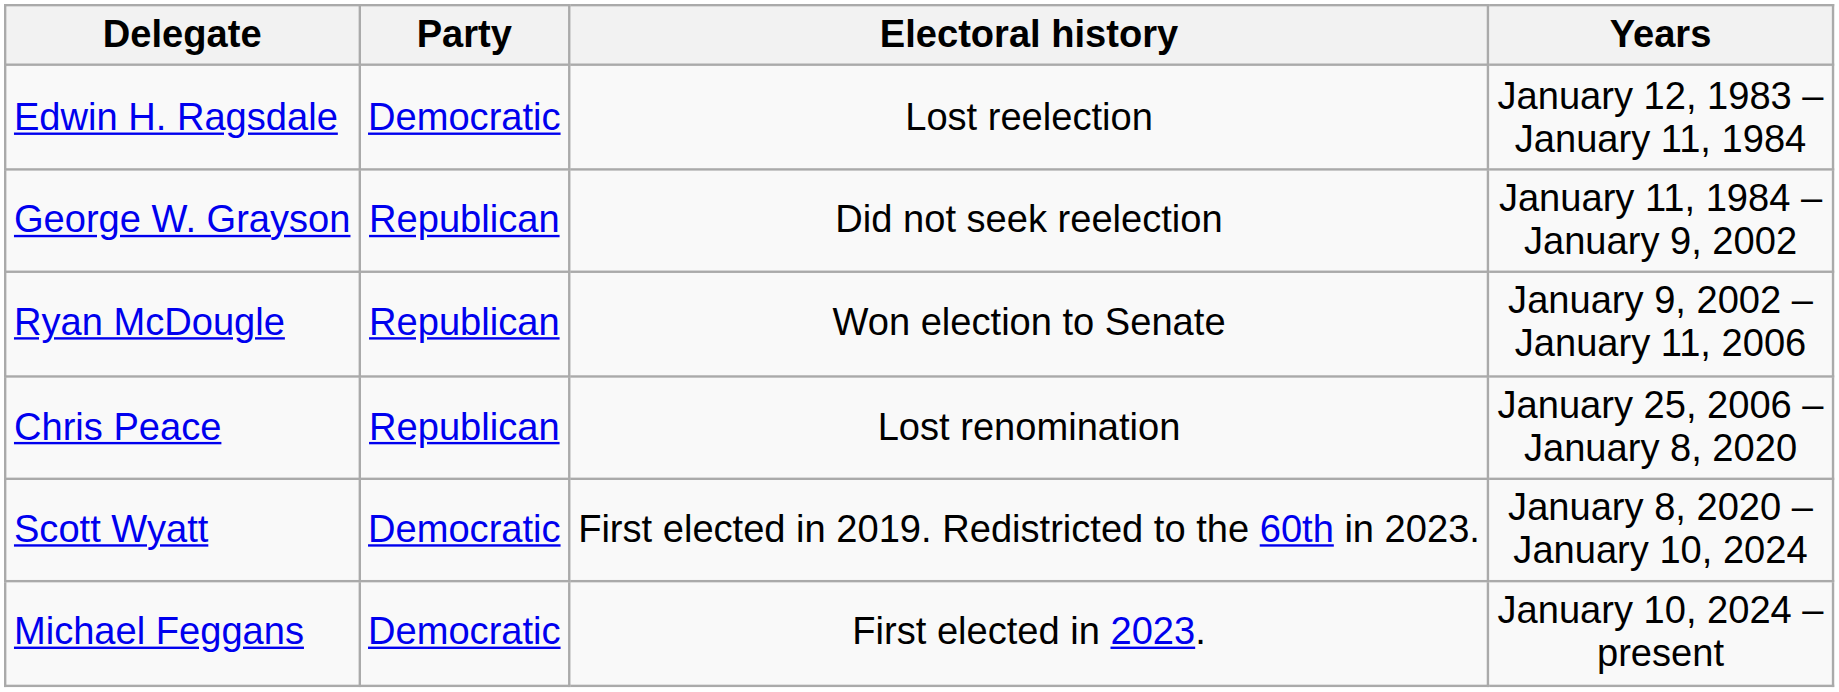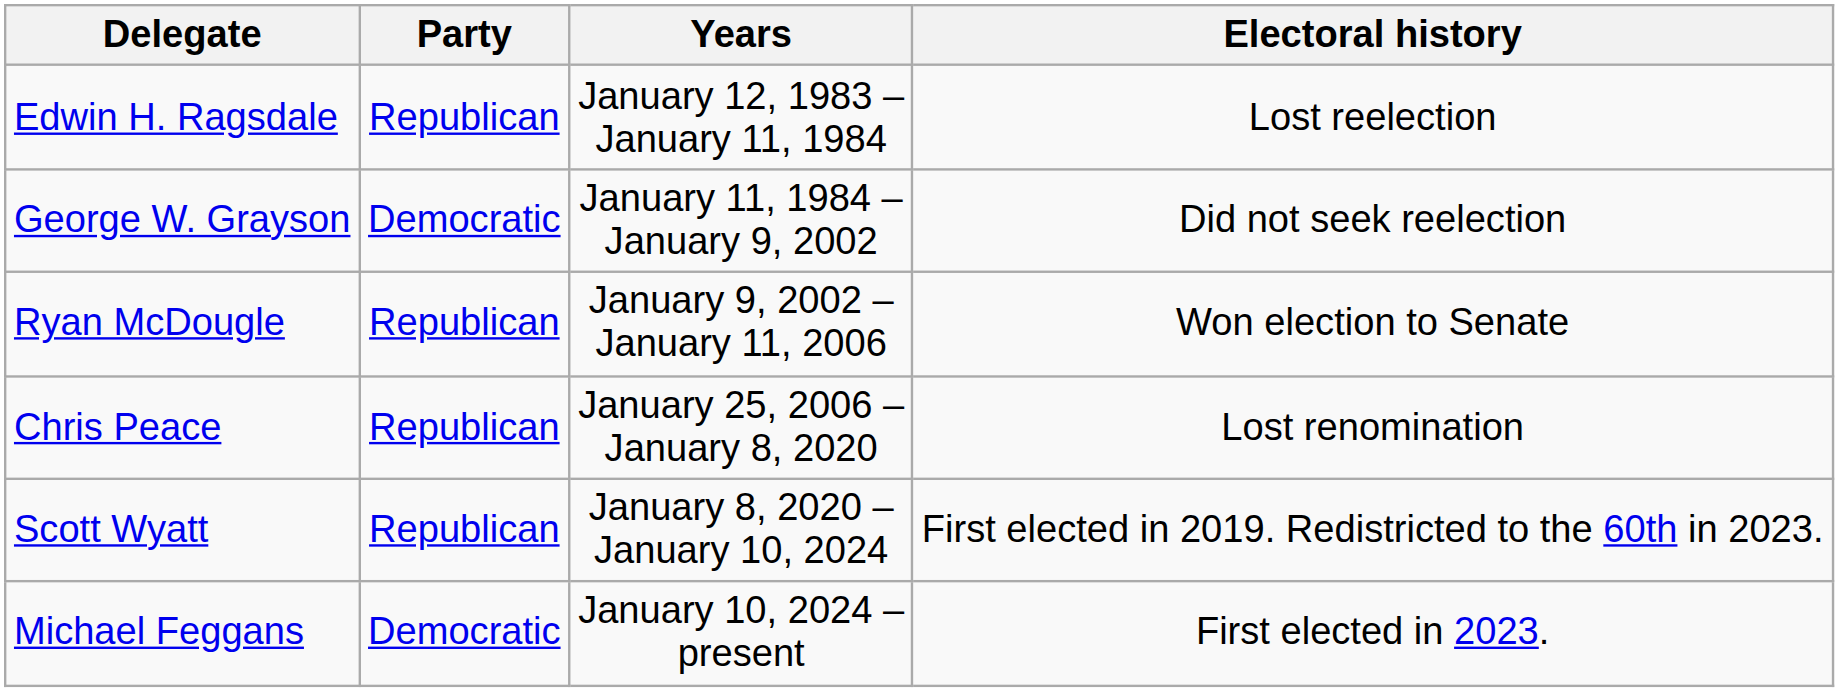columns swapped: (1661, 34) <-> (1029, 34)
(464, 116) Democratic -> (464, 116) Republican
(464, 219) Republican -> (464, 219) Democratic
(464, 529) Democratic -> (464, 529) Republican
